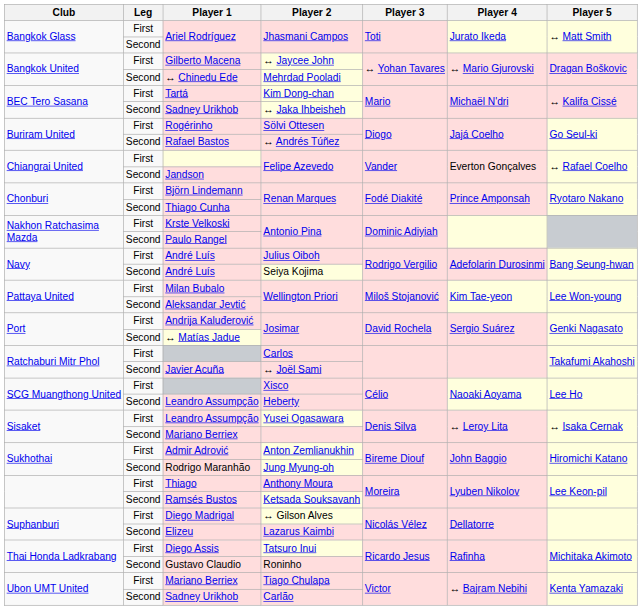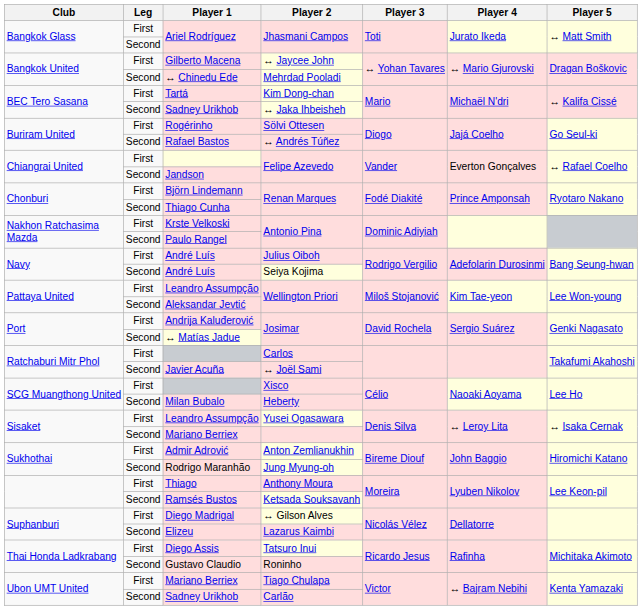(195, 288) Milan Bubalo -> (212, 288) Leandro Assumpção
(212, 402) Leandro Assumpção -> (195, 402) Milan Bubalo
